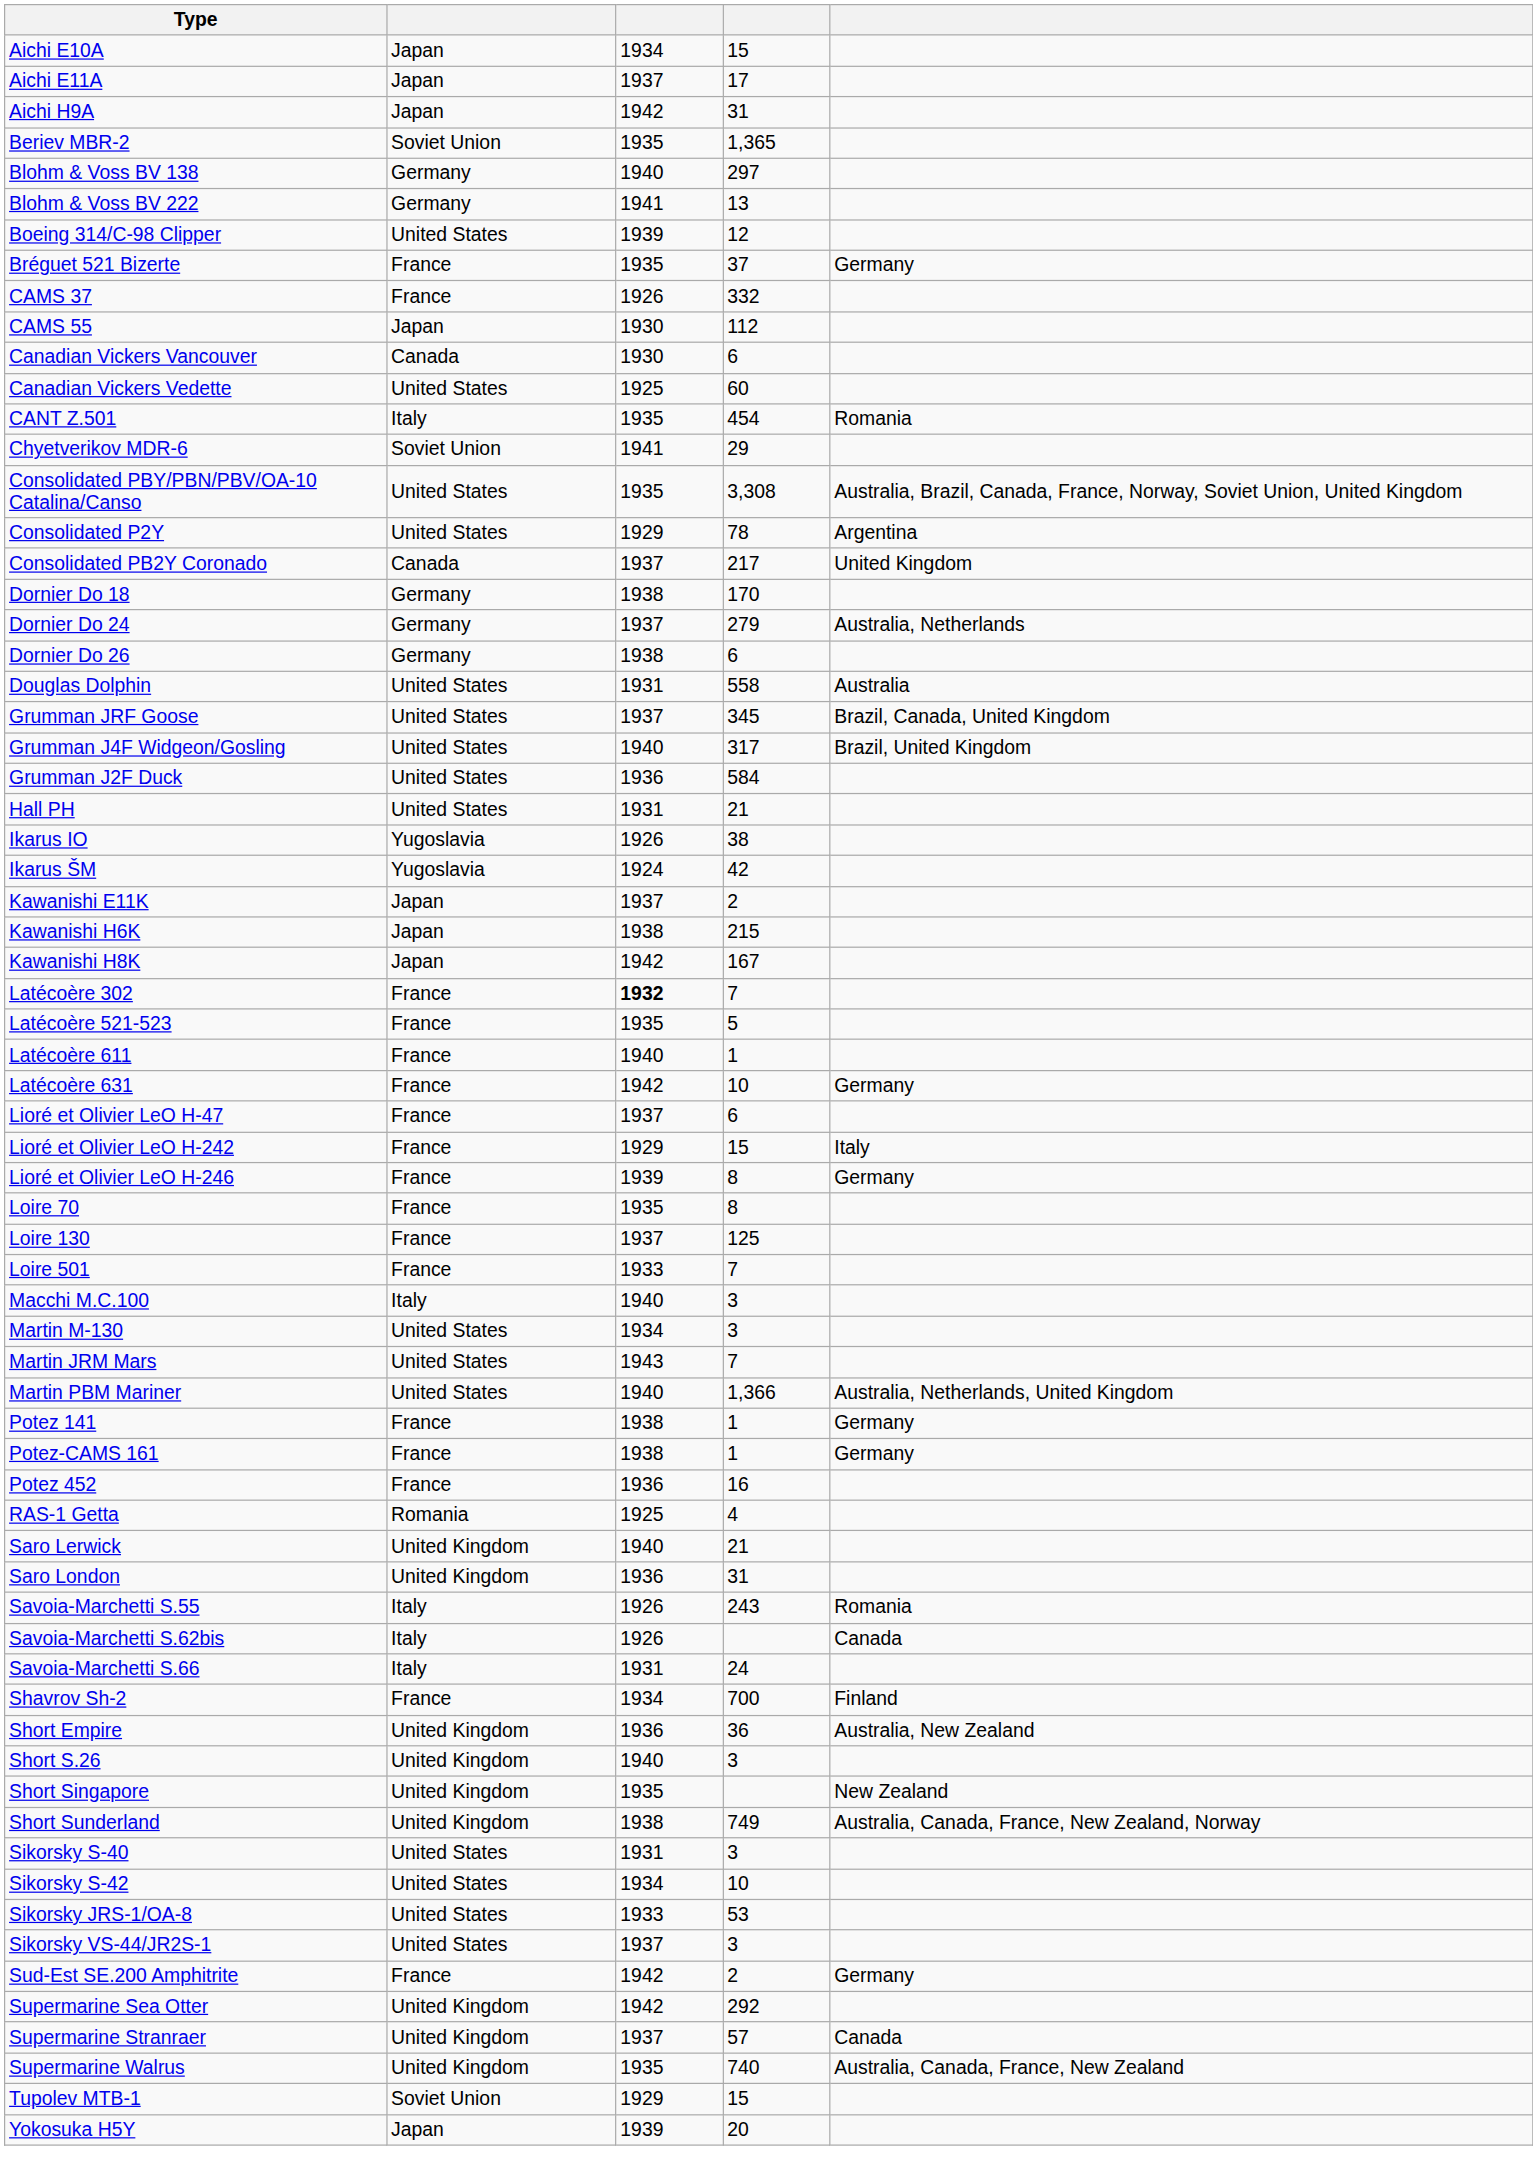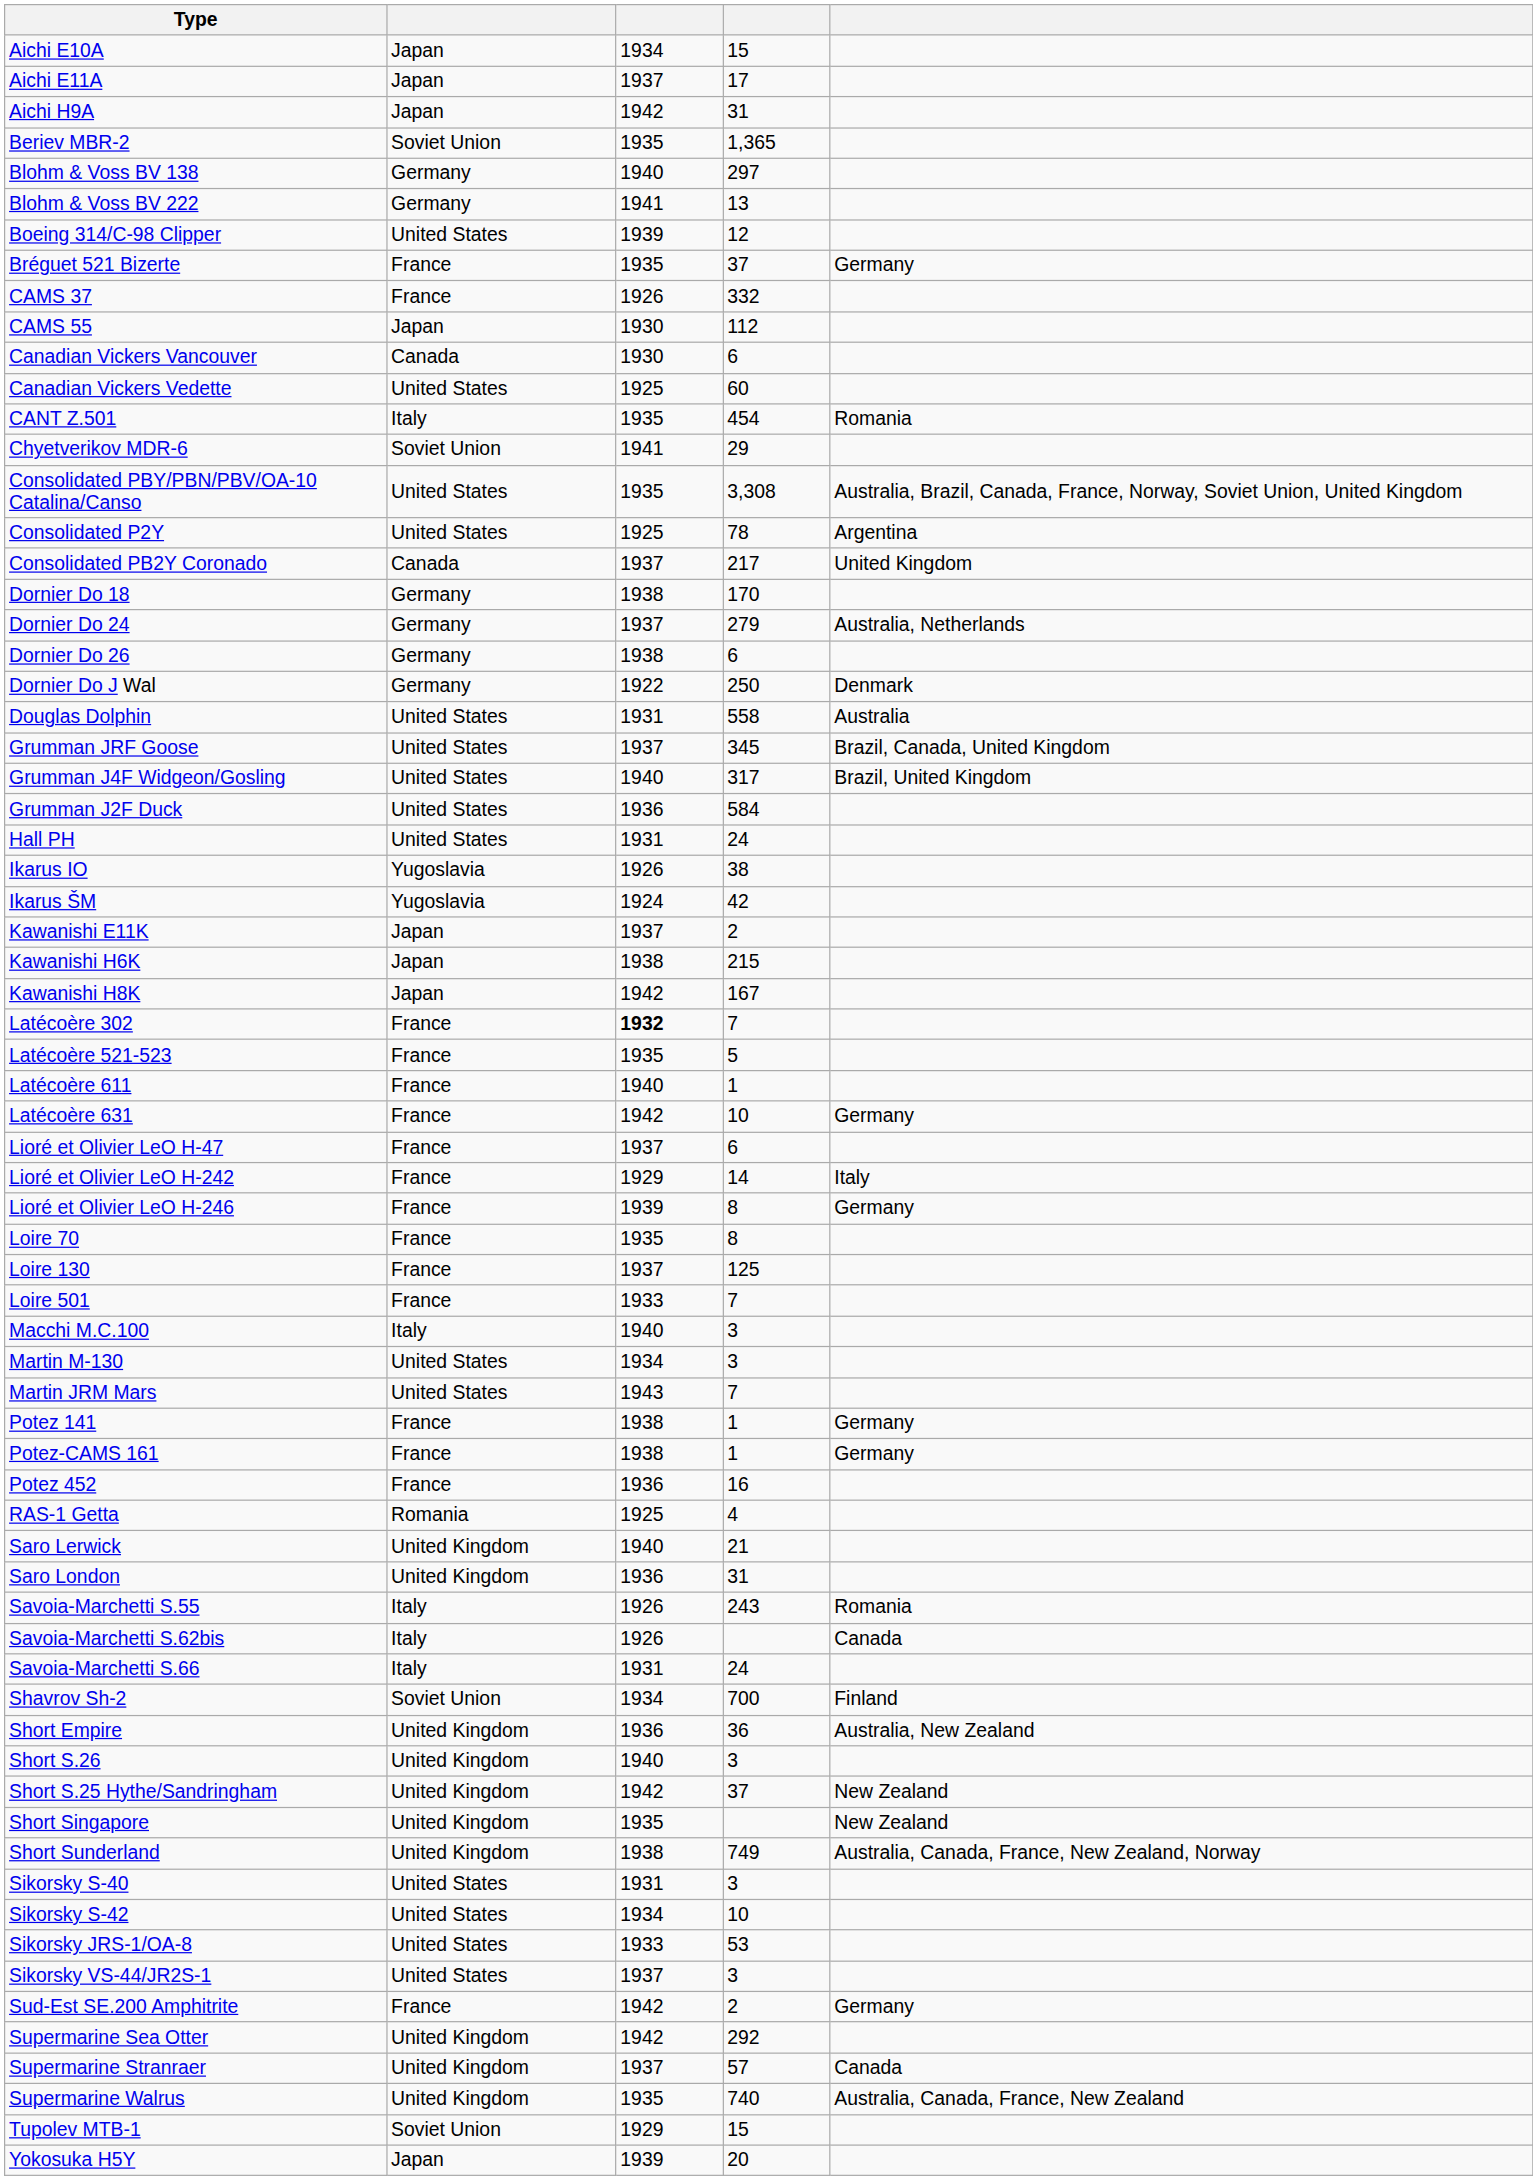(642, 532) 1929 -> (642, 532) 1925
+ row: (82, 686)
(738, 809) 21 -> (738, 839) 24
(738, 1146) 15 -> (738, 1177) 14
- row: (95, 1392)
(421, 1699) France -> (446, 1699) Soviet Union
+ row: (143, 1791)
